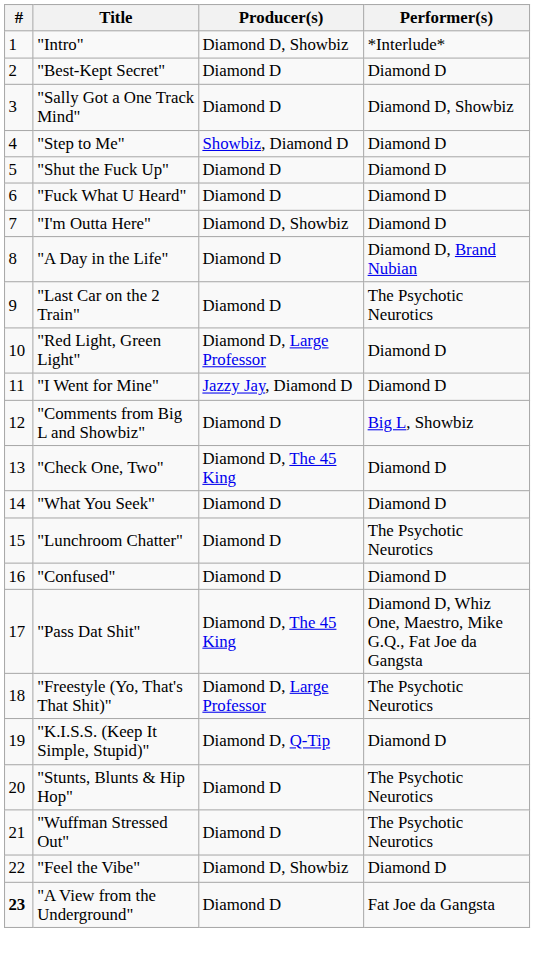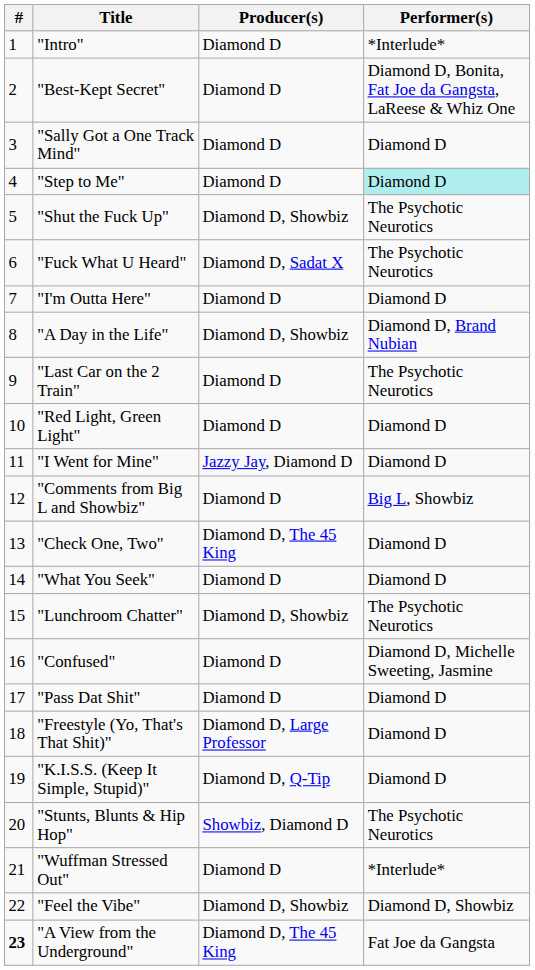(275, 44) Diamond D, Showbiz -> (242, 44) Diamond D
(407, 71) Diamond D -> (441, 90) Diamond D, Bonita, Fat Joe da Gangsta, LaReese & Whiz One
(441, 107) Diamond D, Showbiz -> (407, 145) Diamond D
(275, 143) Showbiz, Diamond D -> (242, 181) Diamond D
(407, 143) no background -> (407, 181) paleturquoise background
(242, 169) Diamond D -> (275, 217) Diamond D, Showbiz
(407, 169) Diamond D -> (415, 217) The Psychotic Neurotics
(242, 196) Diamond D -> (273, 262) Diamond D, Sadat X
(407, 196) Diamond D -> (415, 262) The Psychotic Neurotics
(275, 223) Diamond D, Showbiz -> (242, 298) Diamond D
(242, 259) Diamond D -> (275, 334) Diamond D, Showbiz
(265, 350) Diamond D, Large Professor -> (242, 426) Diamond D
(242, 540) Diamond D -> (275, 615) Diamond D, Showbiz
(407, 576) Diamond D -> (441, 661) Diamond D, Michelle Sweeting, Jasmine
(269, 631) Diamond D, The 45 King -> (242, 697) Diamond D
(435, 631) Diamond D, Whiz One, Maestro, Mike G.Q., Fat Joe da Gangsta -> (407, 697) Diamond D
(415, 695) The Psychotic Neurotics -> (407, 733) Diamond D
(242, 786) Diamond D -> (275, 824) Showbiz, Diamond D
(415, 832) The Psychotic Neurotics -> (406, 870) *Interlude*
(407, 868) Diamond D -> (441, 906) Diamond D, Showbiz
(242, 904) Diamond D -> (269, 942) Diamond D, The 45 King
